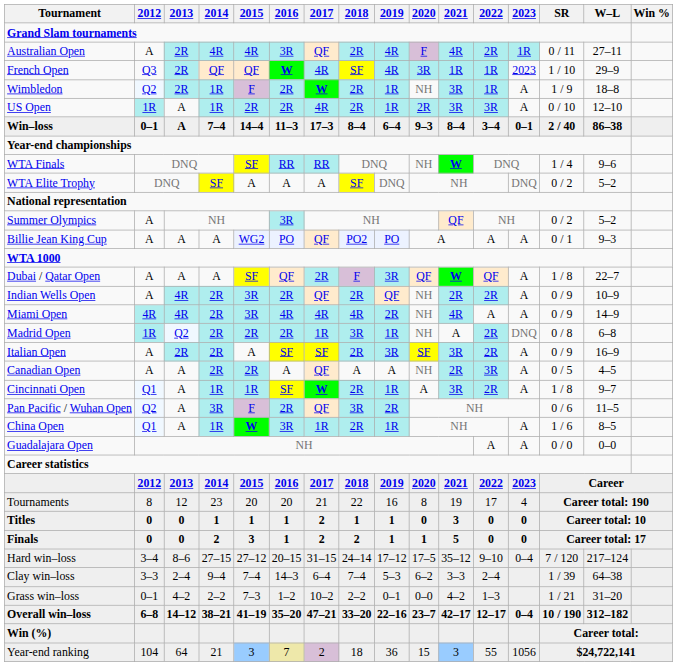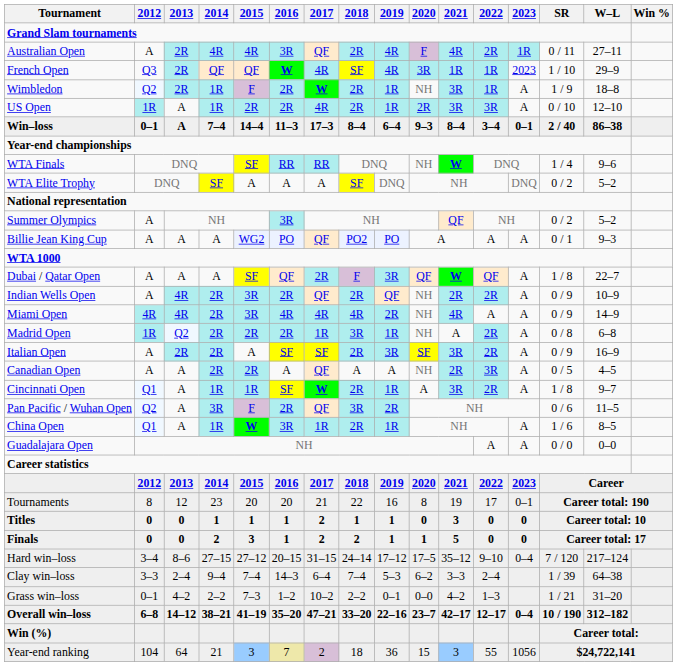(524, 333) DNQ -> (524, 333) A
(524, 502) 4 -> (524, 502) 0–1
